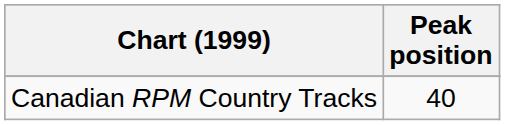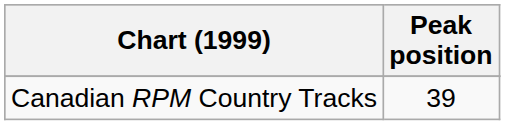(441, 97) 40 -> (441, 97) 39
